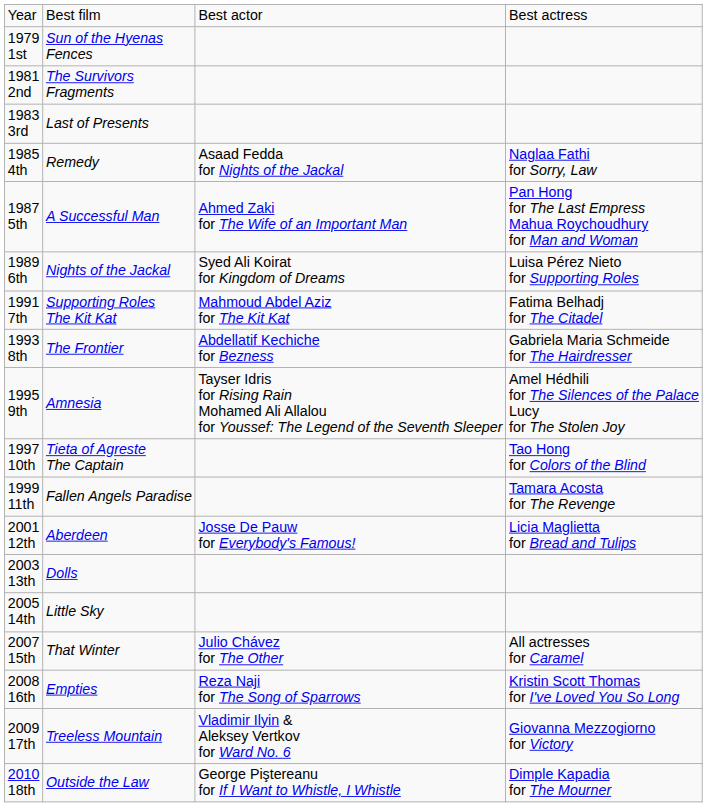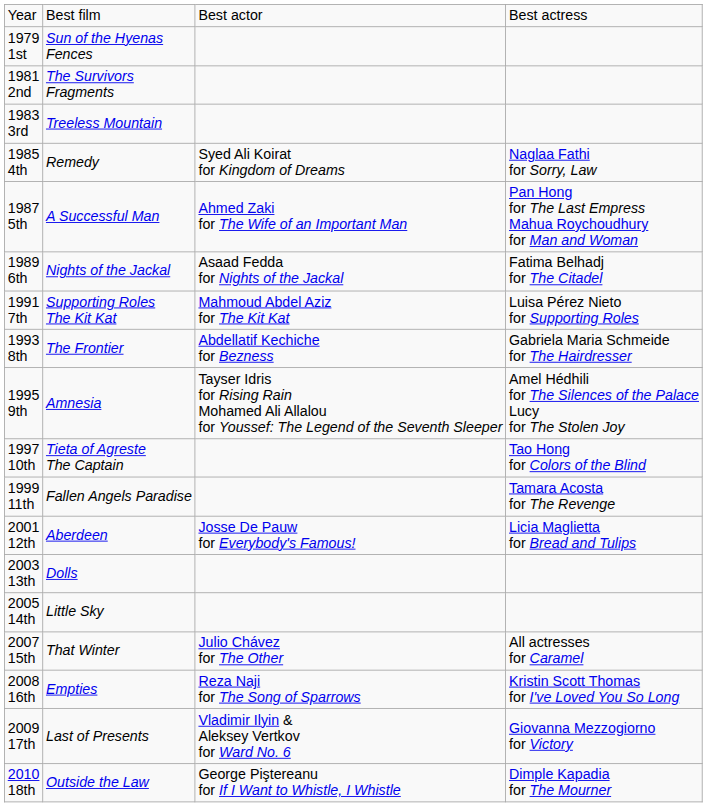(97, 123) Last of Presents -> (104, 123) Treeless Mountain
(271, 162) Asaad Fedda for Nights of the Jackal -> (272, 162) Syed Ali Koirat for Kingdom of Dreams
(272, 271) Syed Ali Koirat for Kingdom of Dreams -> (271, 271) Asaad Fedda for Nights of the Jackal
(574, 271) Luisa Pérez Nieto for Supporting Roles -> (557, 271) Fatima Belhadj for The Citadel
(557, 310) Fatima Belhadj for The Citadel -> (574, 310) Luisa Pérez Nieto for Supporting Roles
(104, 736) Treeless Mountain -> (97, 736) Last of Presents
